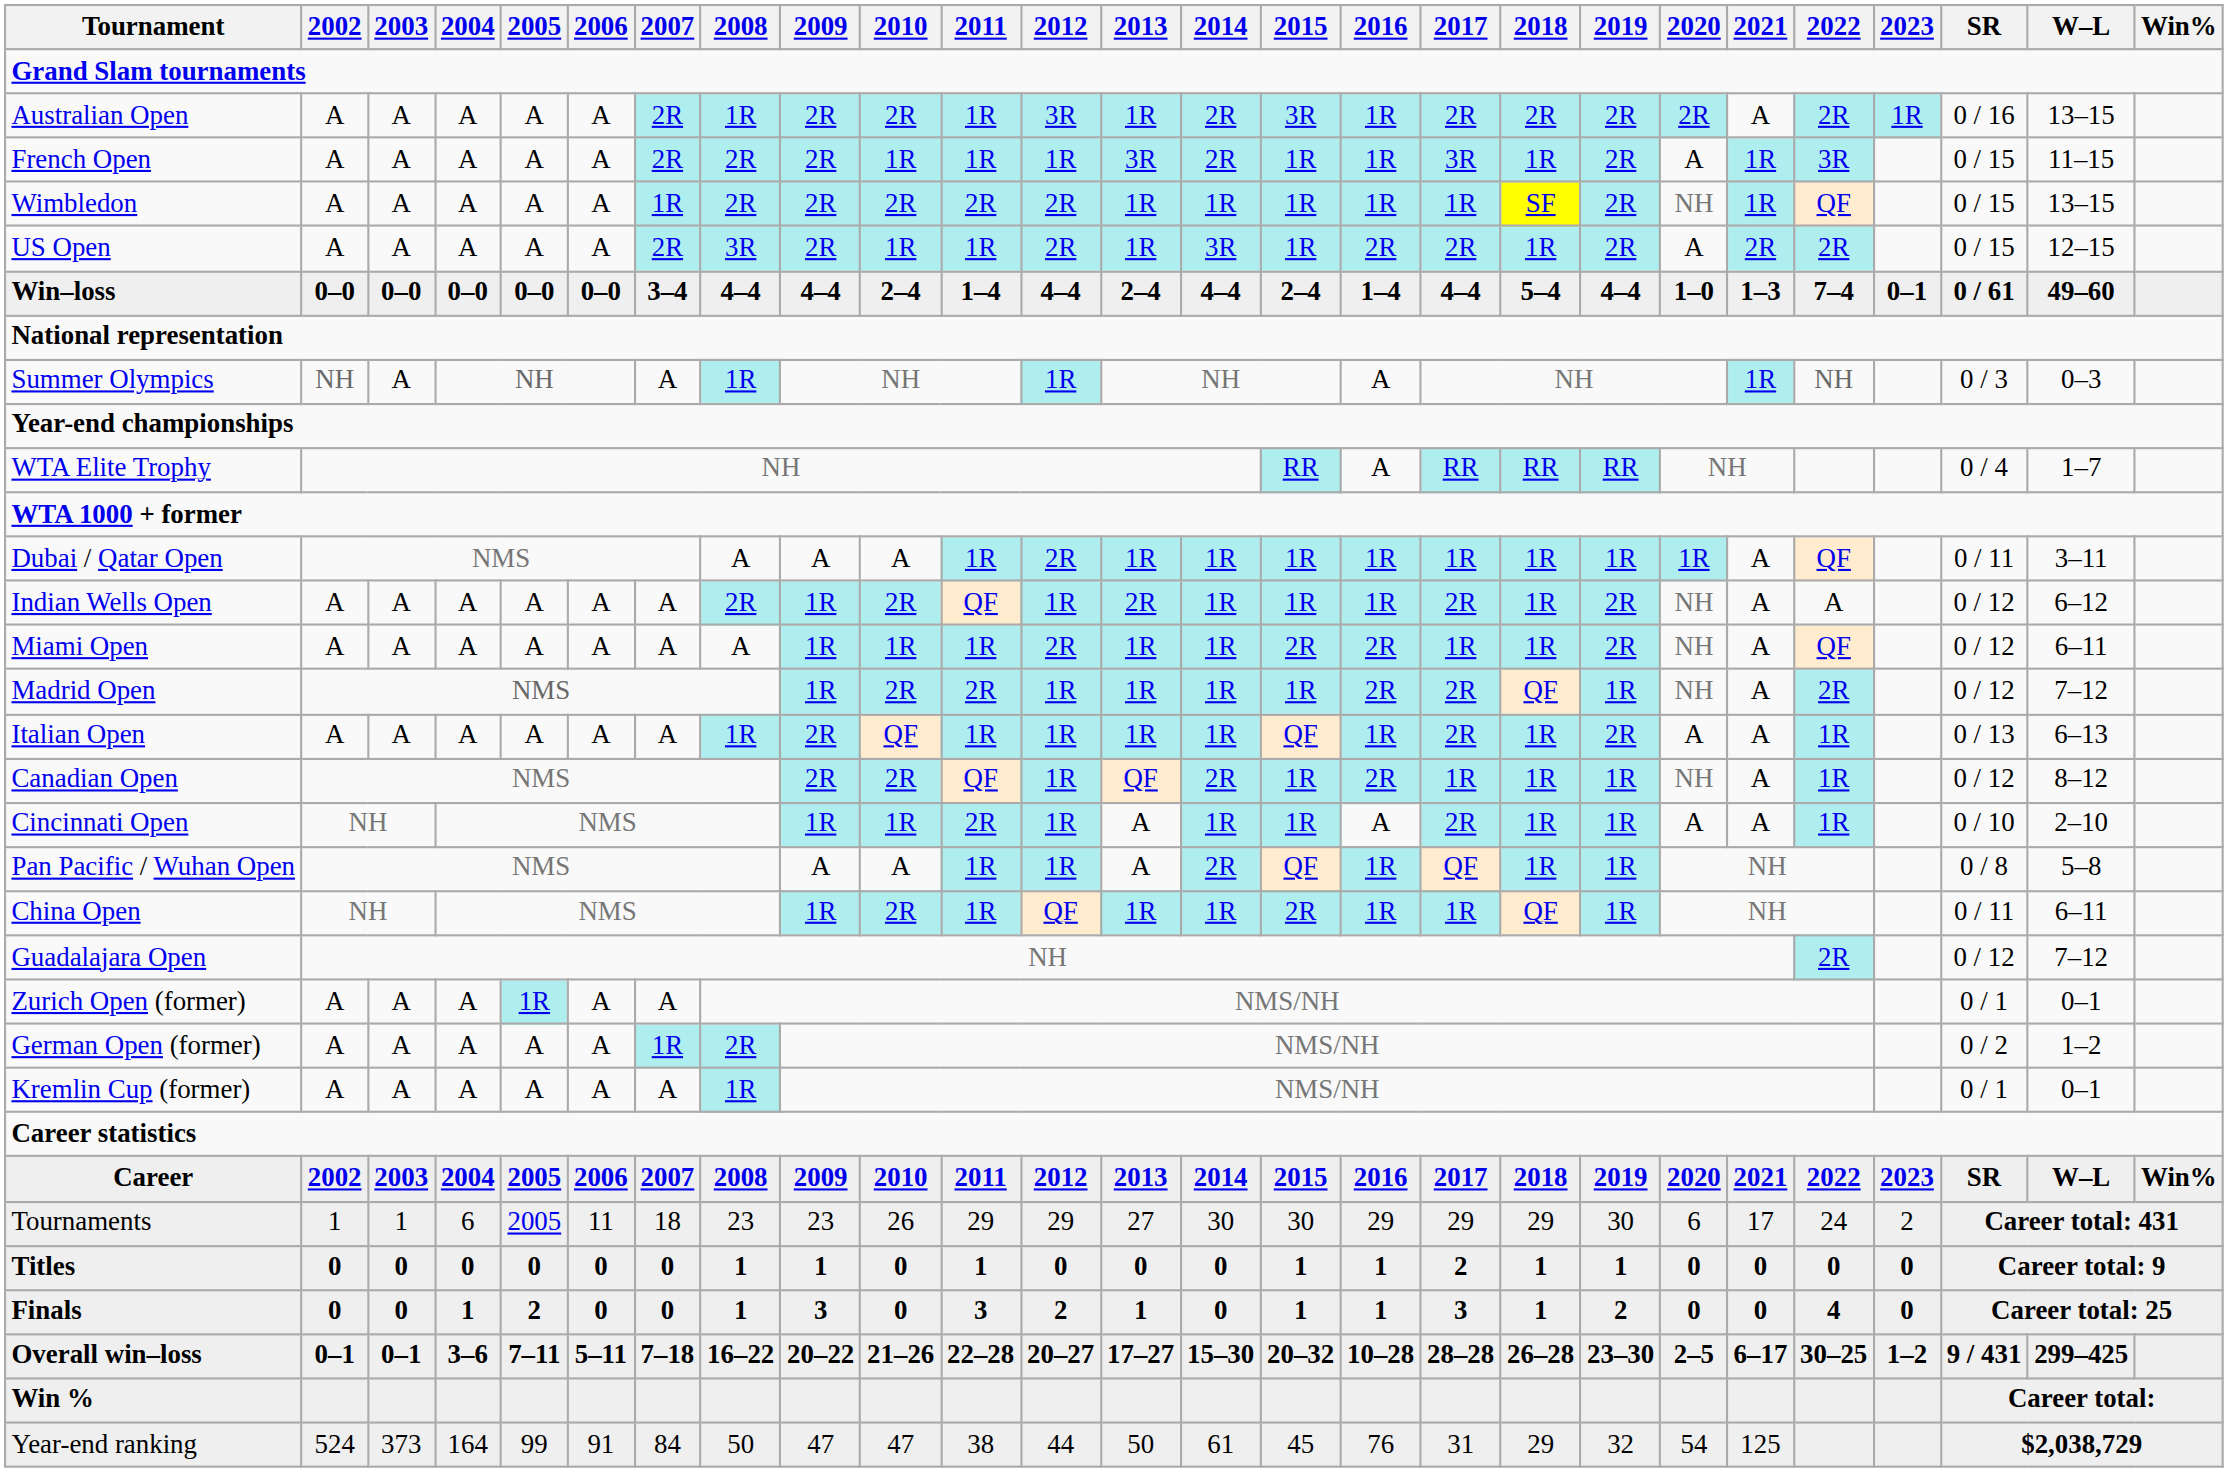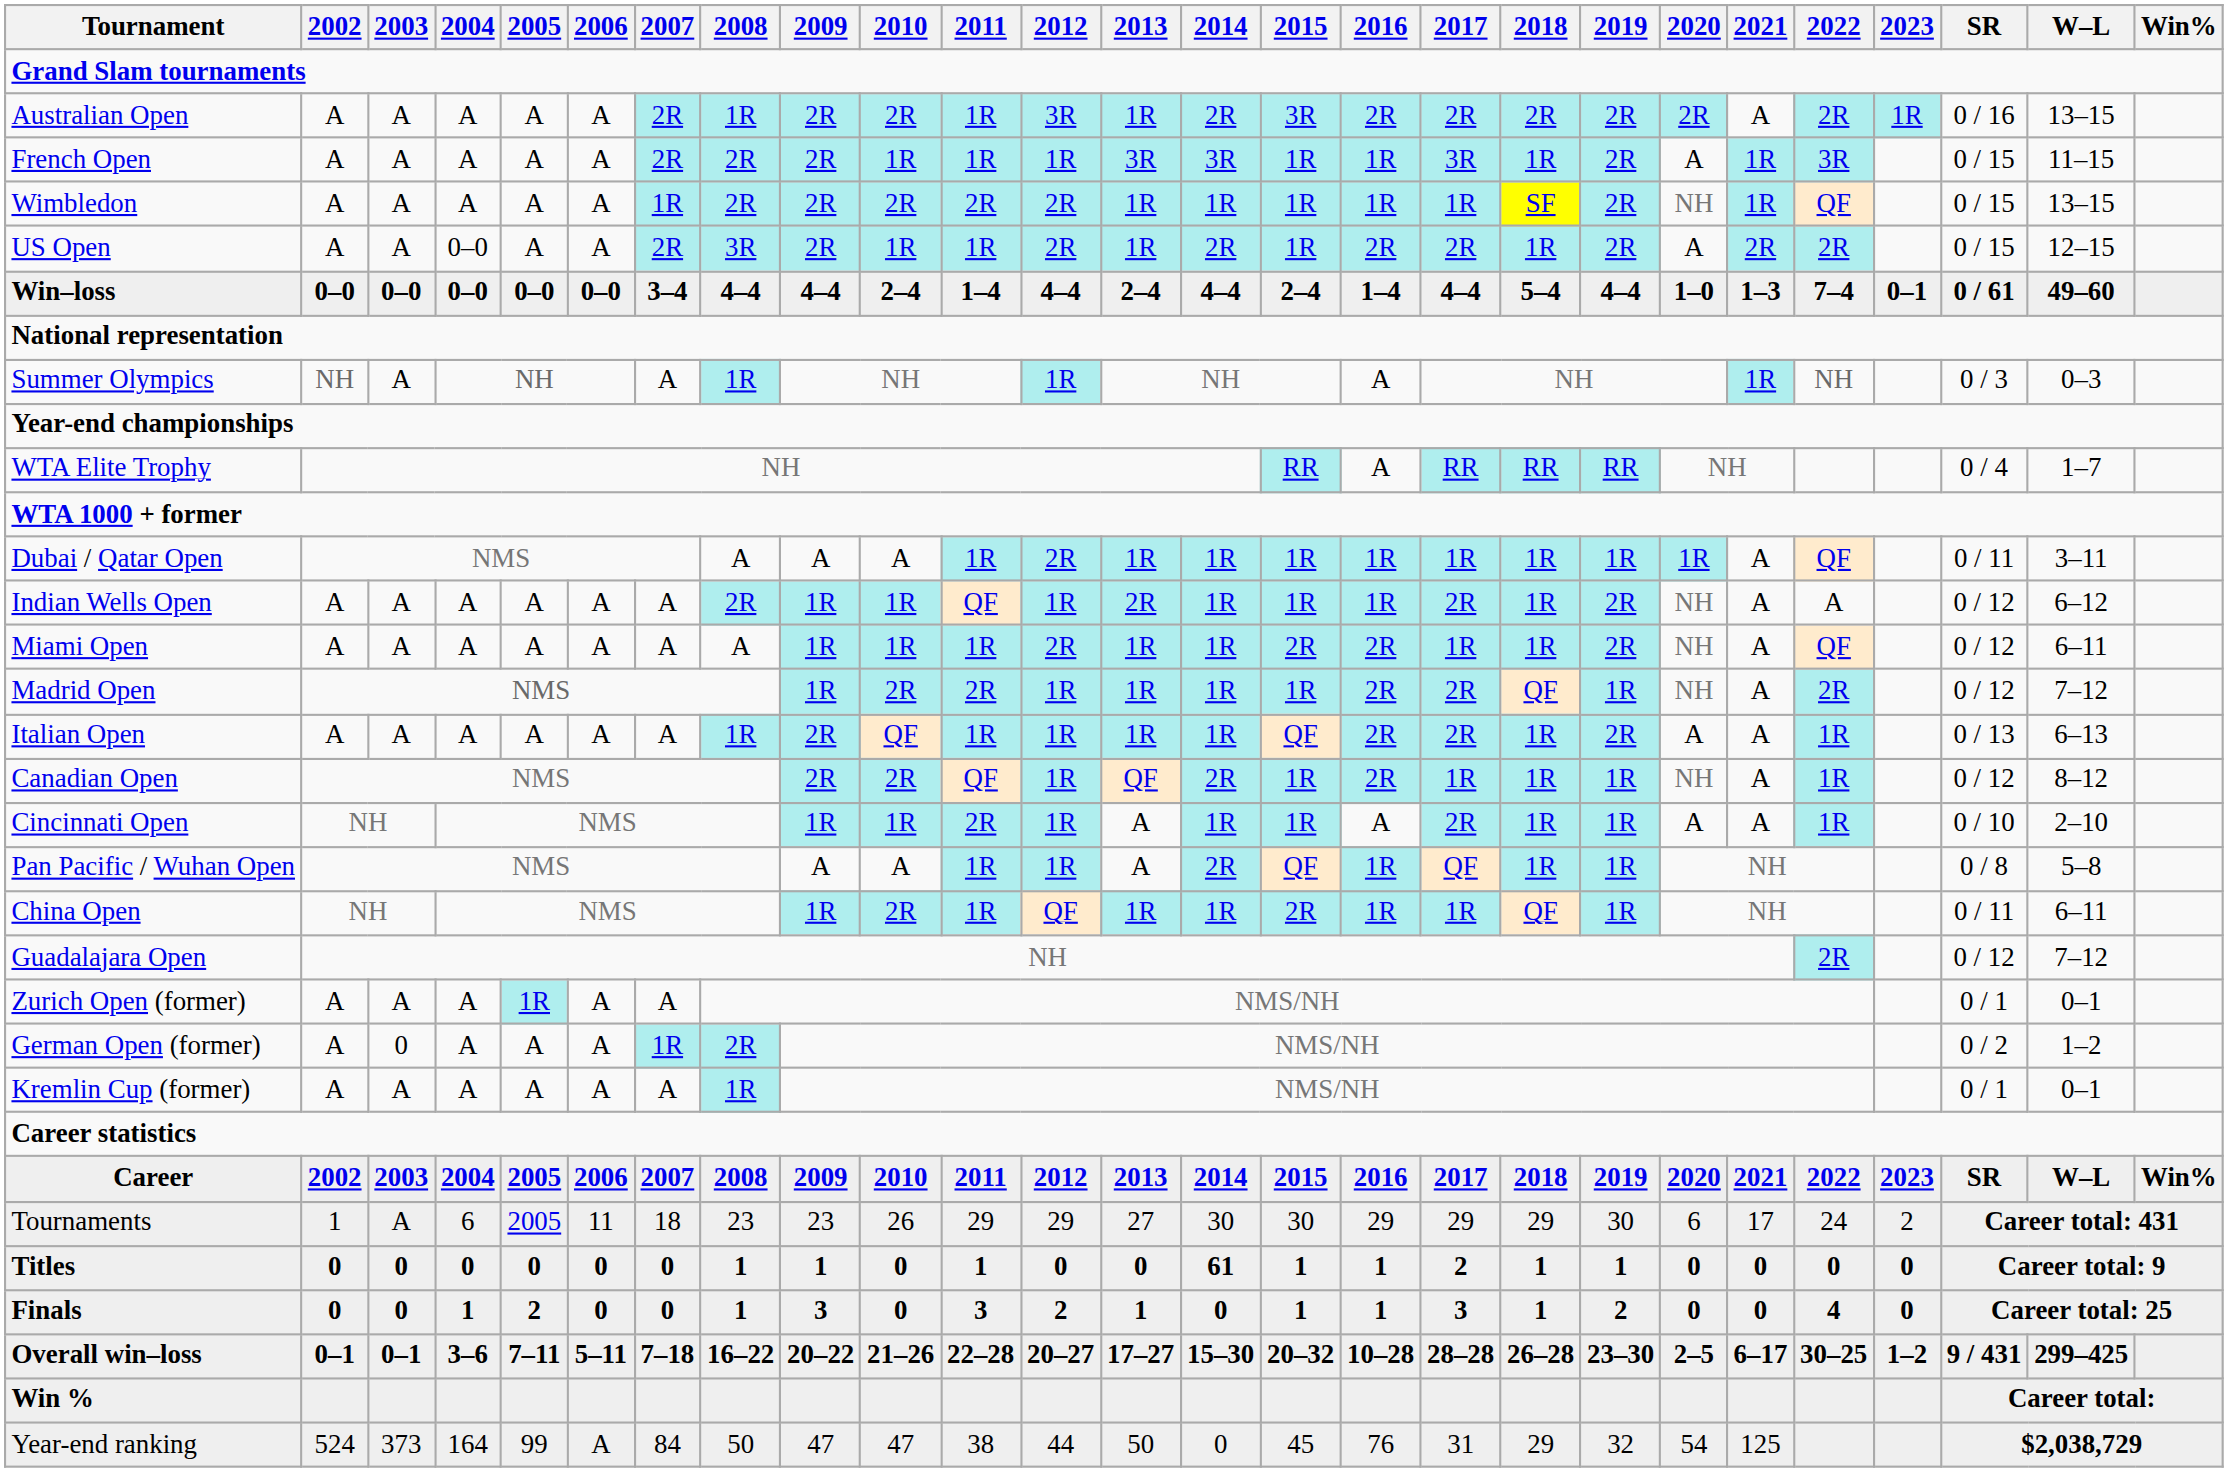(1381, 115) 1R -> (1381, 115) 2R
(1221, 159) 2R -> (1221, 159) 3R
(468, 247) A -> (468, 247) 0–0
(1221, 247) 3R -> (1221, 247) 2R
(901, 602) 2R -> (901, 602) 1R
(1381, 735) 1R -> (1381, 735) 2R
(401, 1045) A -> (401, 1045) 0
(401, 1222) 1 -> (401, 1222) A
(1221, 1266) 0 -> (1221, 1266) 61
(601, 1443) 91 -> (601, 1443) A
(1221, 1443) 61 -> (1221, 1443) 0
